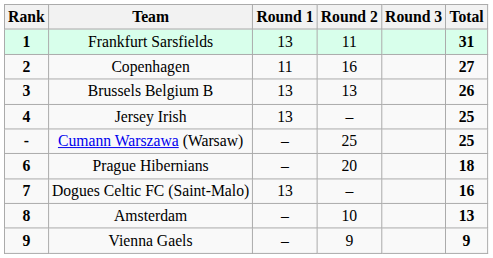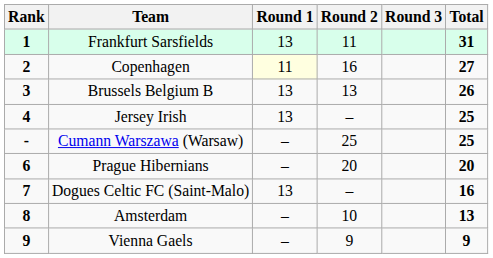(285, 66) no background -> (285, 66) lightyellow background
(467, 166) 18 -> (467, 166) 20
